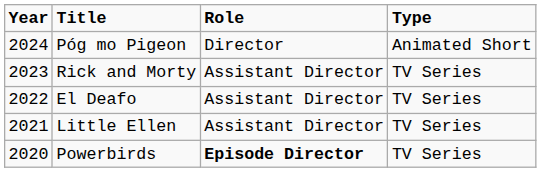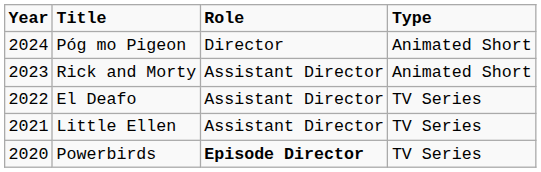(437, 72) TV Series -> (462, 72) Animated Short
